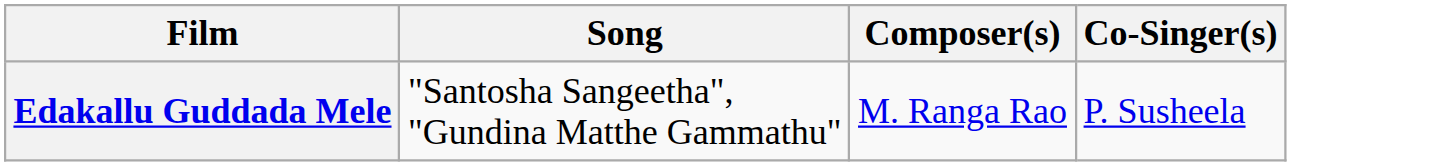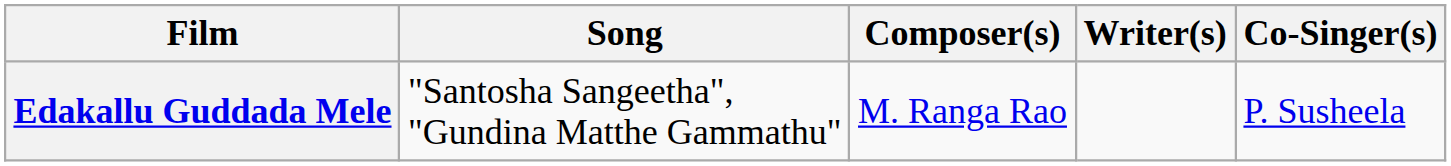+ column: (1155, 33)
